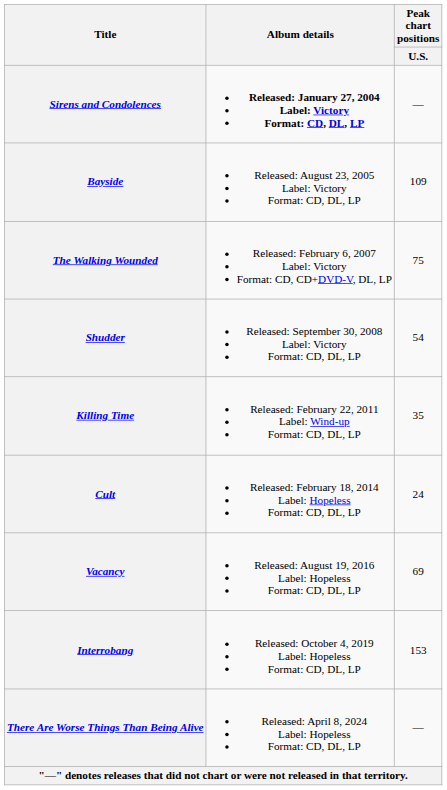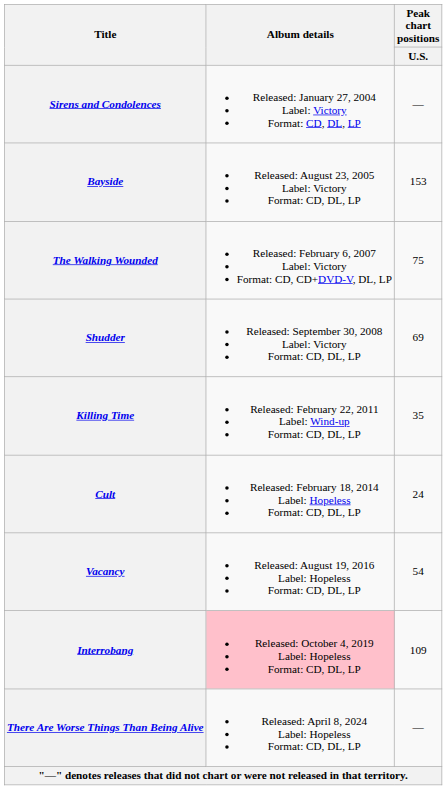(300, 110) bold -> (300, 110) normal
(418, 182) 109 -> (418, 182) 153
(418, 338) 54 -> (418, 338) 69
(418, 571) 69 -> (418, 571) 54
(300, 656) no background -> (300, 656) pink background
(418, 649) 153 -> (418, 649) 109
